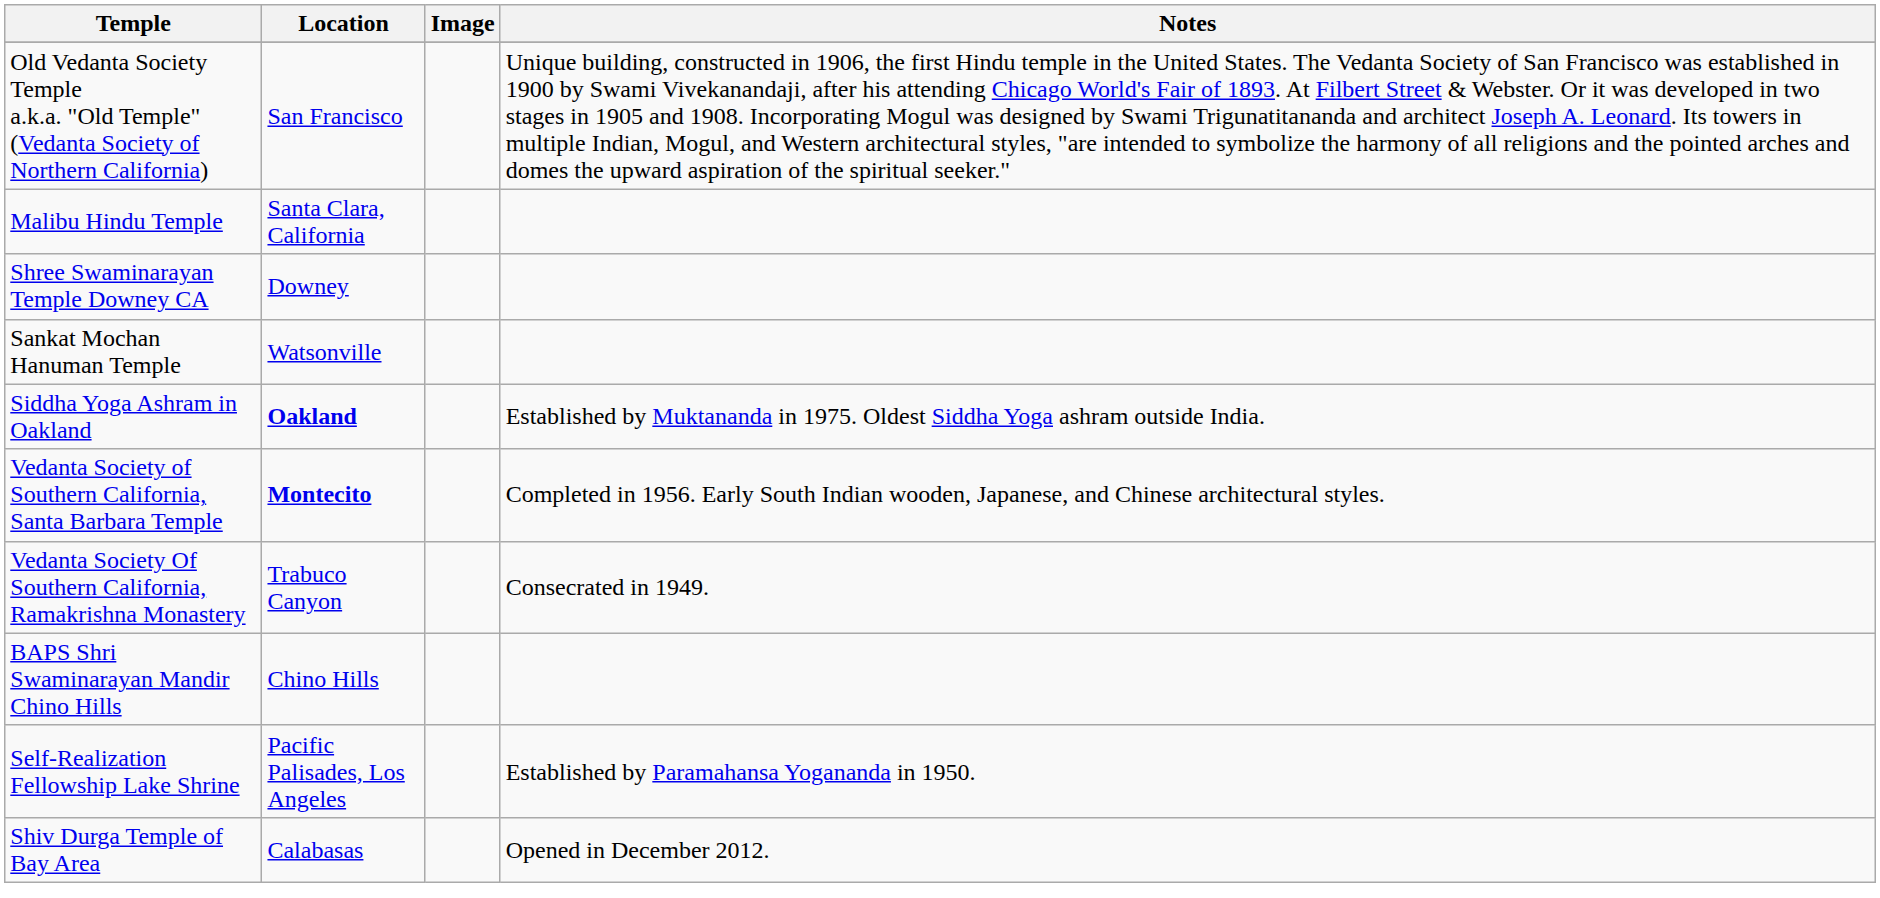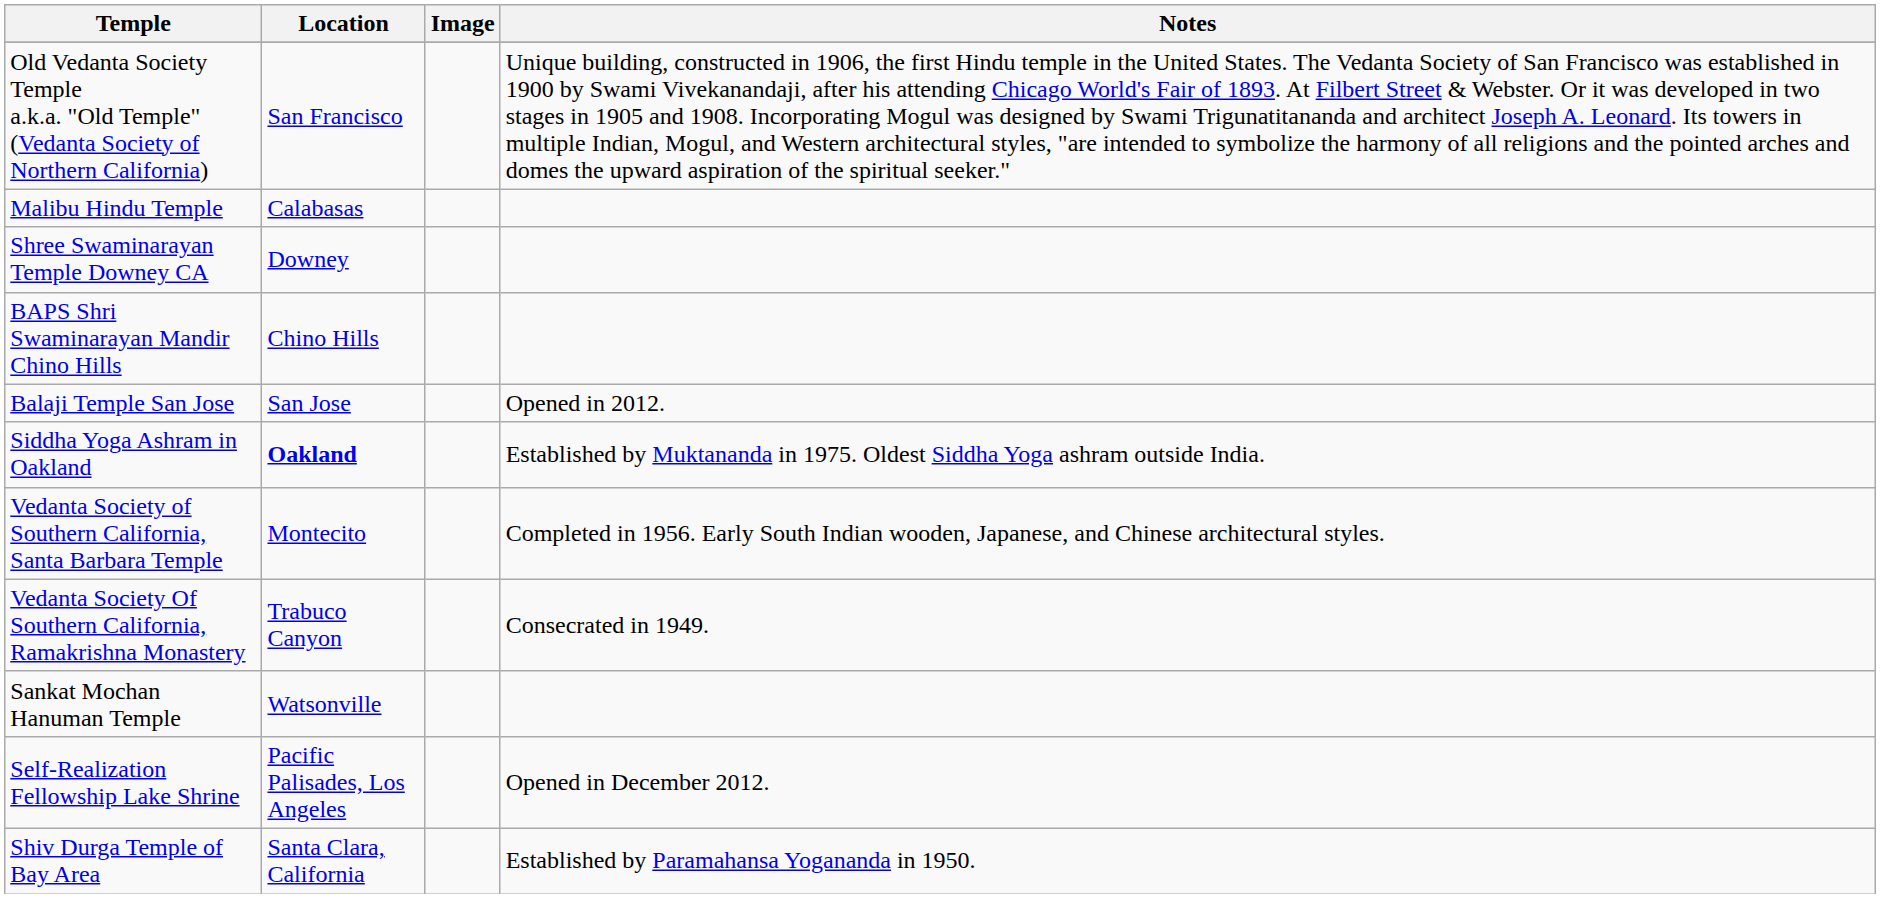(326, 221) Santa Clara, California -> (315, 207) Calabasas
rows swapped: (120, 679) <-> (96, 351)
+ row: (122, 402)
(319, 494) bold -> (317, 532) normal
(741, 771) Established by Paramahansa Yogananda in 1950. -> (638, 782) Opened in December 2012.
(315, 849) Calabasas -> (326, 860) Santa Clara, California
(638, 849) Opened in December 2012. -> (741, 860) Established by Paramahansa Yogananda in 1950.
